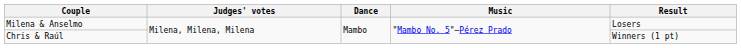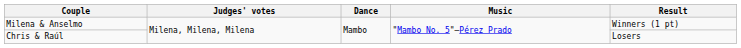(626, 24) Losers -> (646, 24) Winners (1 pt)
(646, 37) Winners (1 pt) -> (626, 37) Losers
